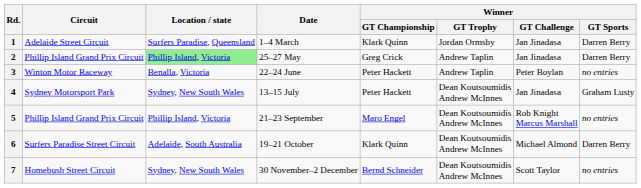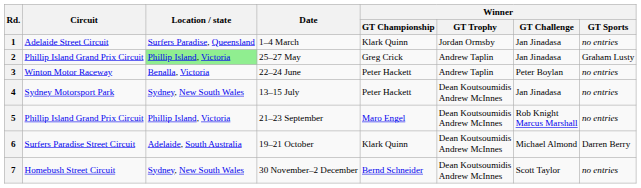(606, 42) Darren Berry -> (600, 42) no entries
(606, 57) Darren Berry -> (608, 57) Graham Lusty
(608, 92) Graham Lusty -> (600, 92) no entries
